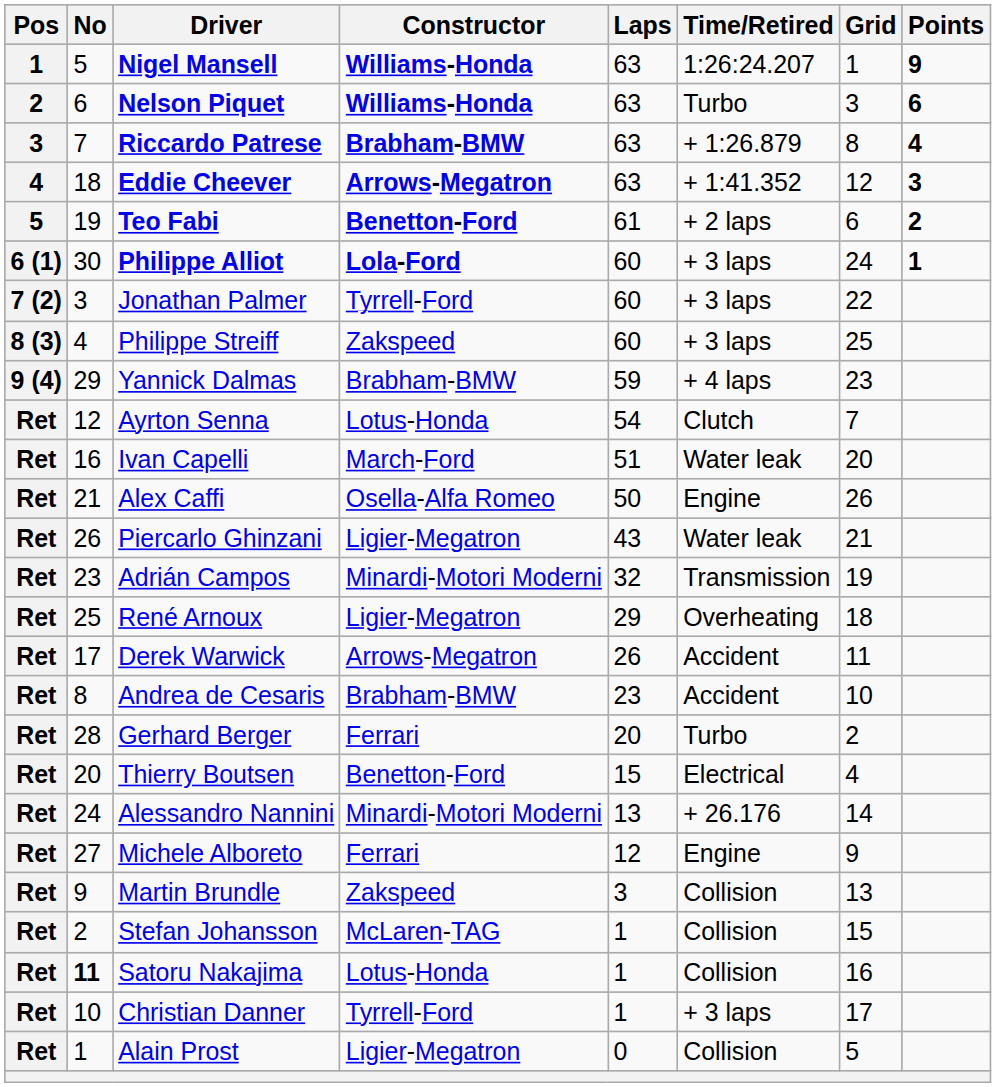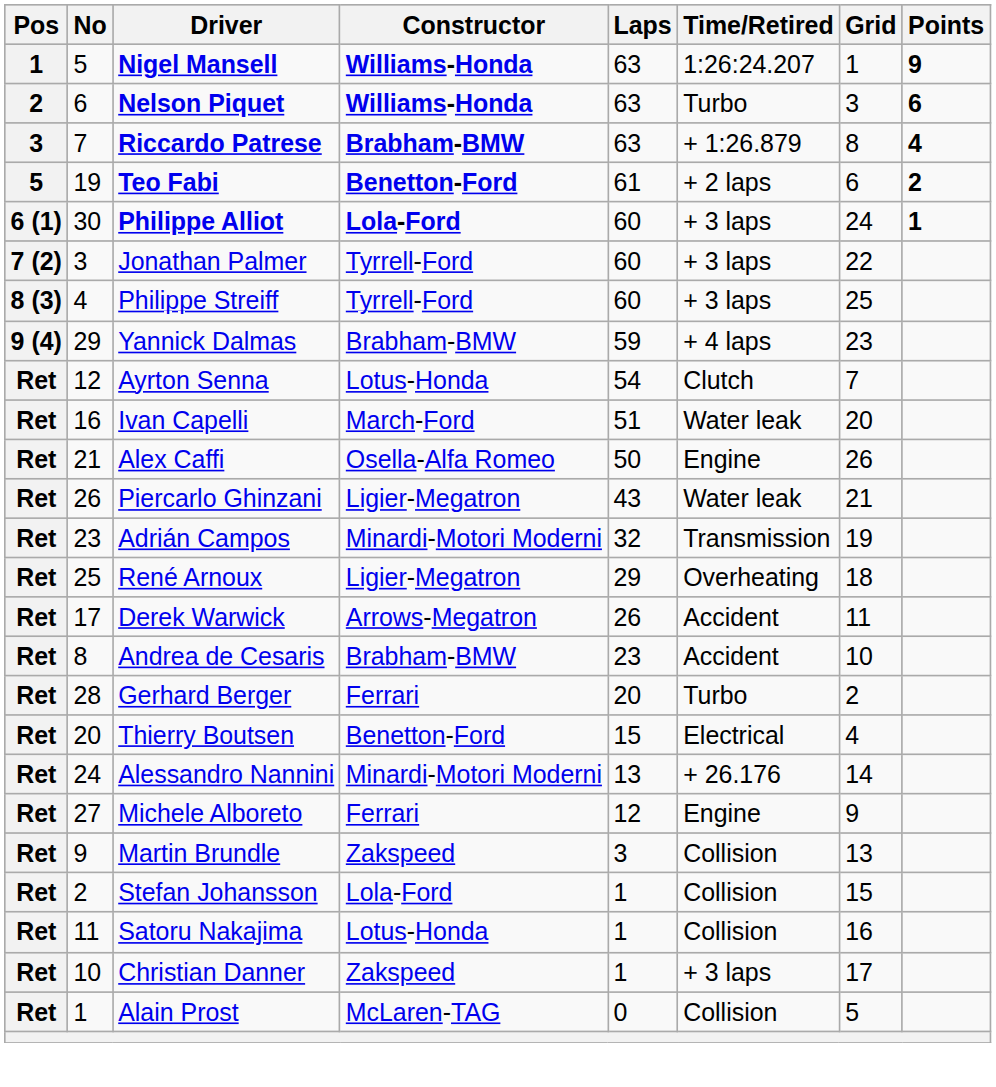- row: (205, 183)
(401, 340) Zakspeed -> (409, 301) Tyrrell-Ford
(423, 932) McLaren-TAG -> (399, 893) Lola-Ford
(87, 972) bold -> (86, 932) normal
(409, 1011) Tyrrell-Ford -> (401, 972) Zakspeed
(433, 1051) Ligier-Megatron -> (423, 1011) McLaren-TAG
